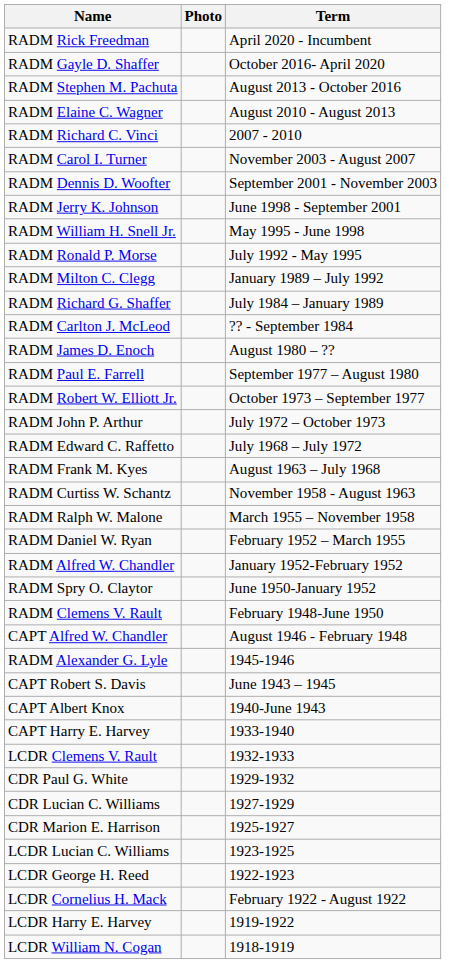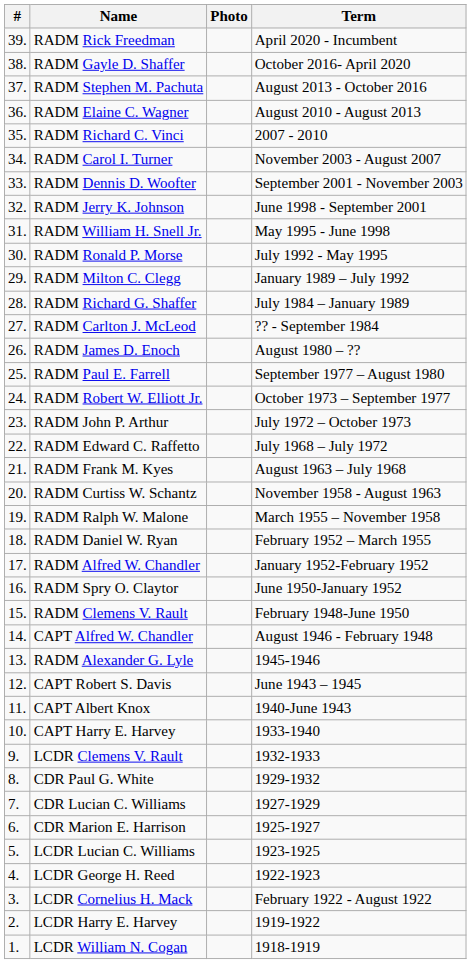+ column: (17, 16)
